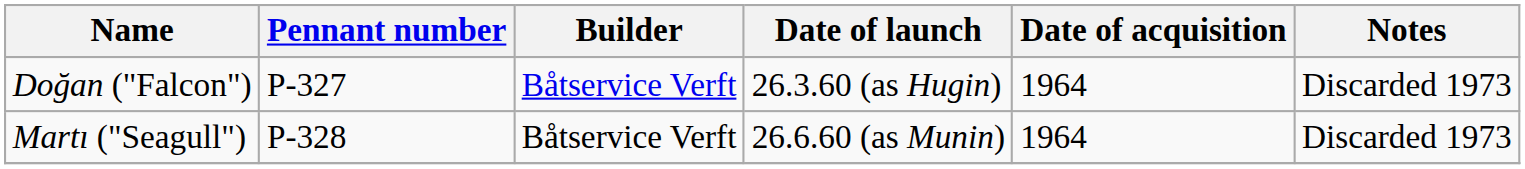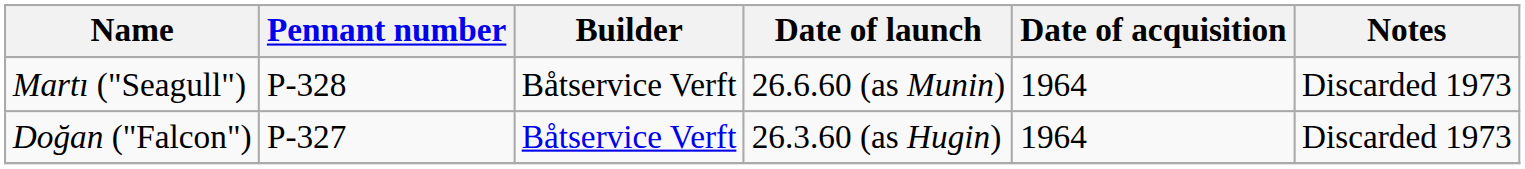rows swapped: (132, 83) <-> (129, 136)
